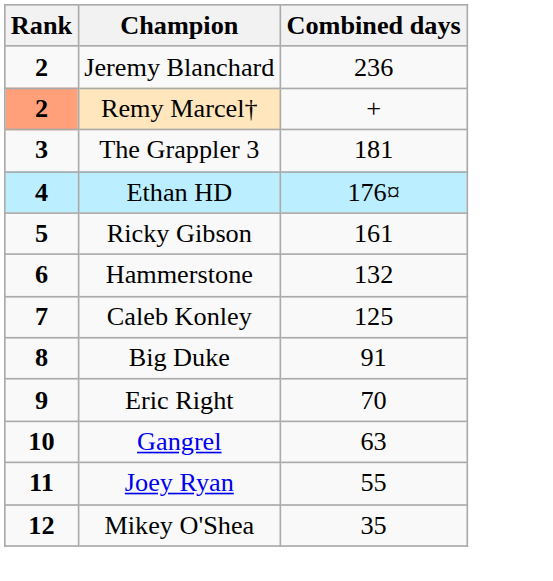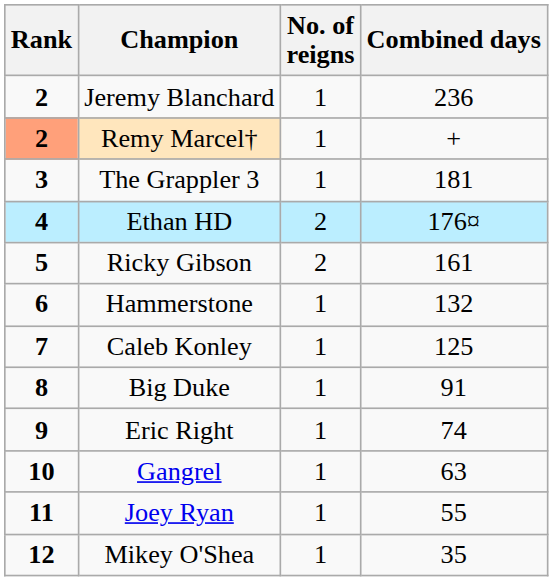+ column: (321, 40)
(374, 399) 70 -> (454, 429) 74
